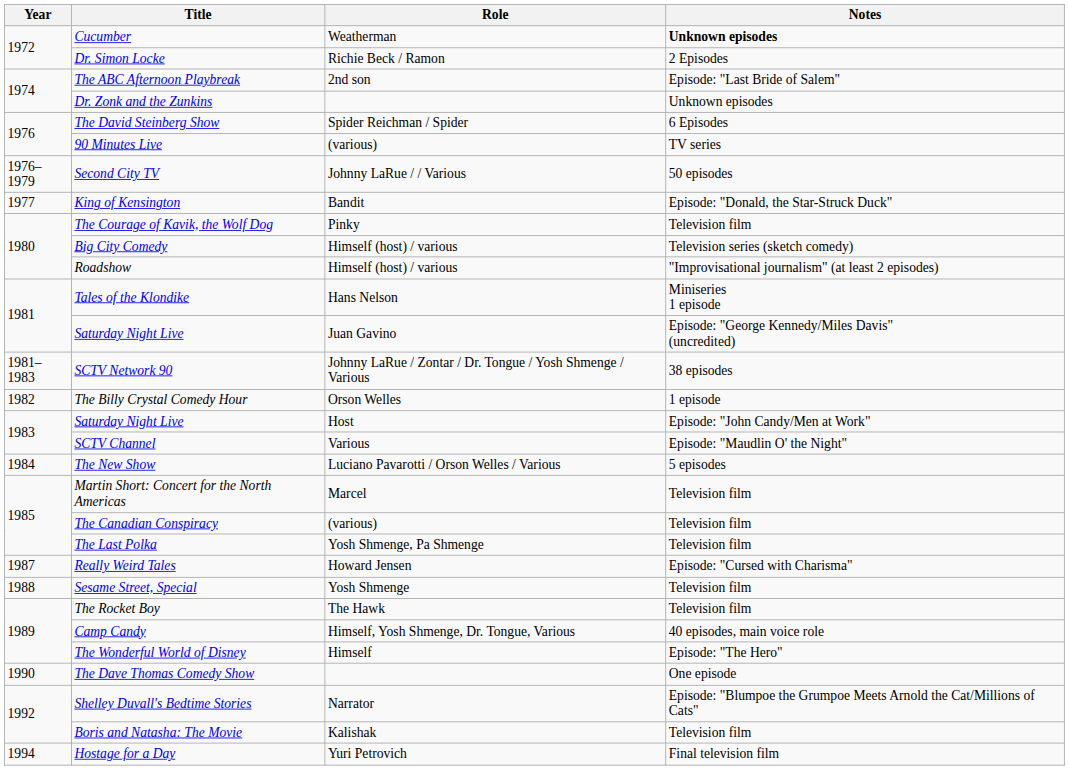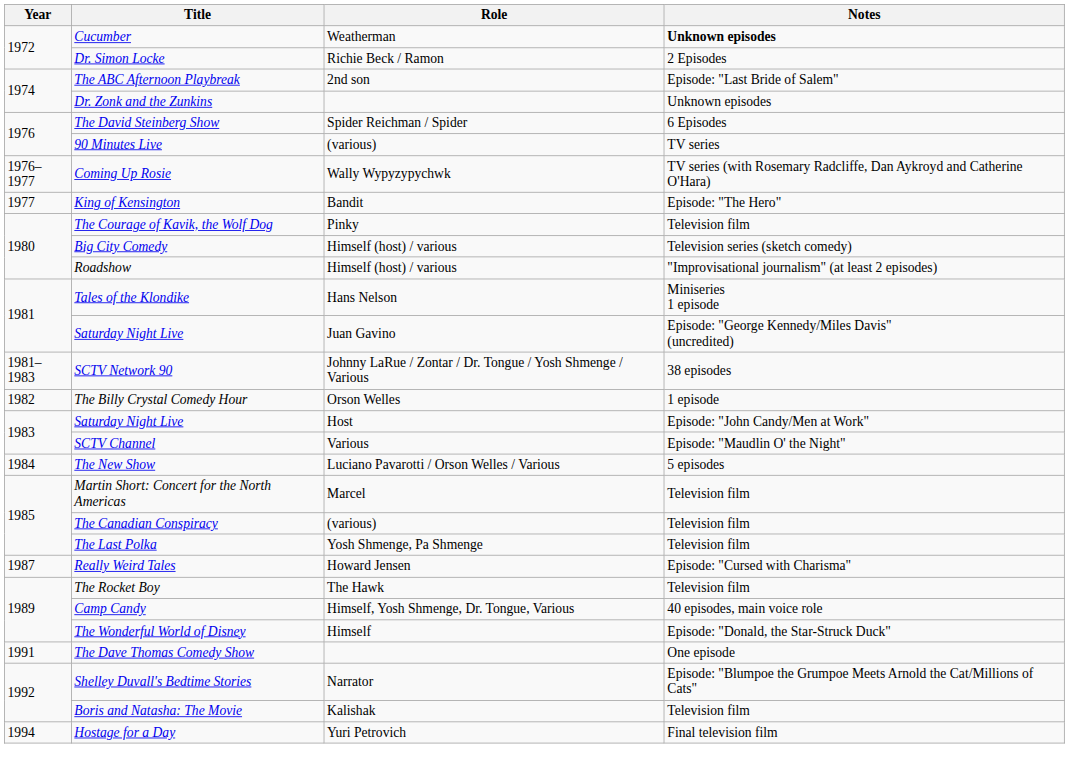+ row: (123, 173)
- row: (117, 173)
(781, 203) Episode: "Donald, the Star-Struck Duck" -> (724, 203) Episode: "The Hero"
- row: (136, 587)
(726, 652) Episode: "The Hero" -> (779, 631) Episode: "Donald, the Star-Struck Duck"
(21, 674) 1990 -> (21, 652) 1991
